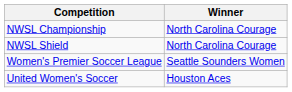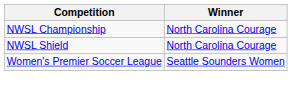- row: (62, 78)
